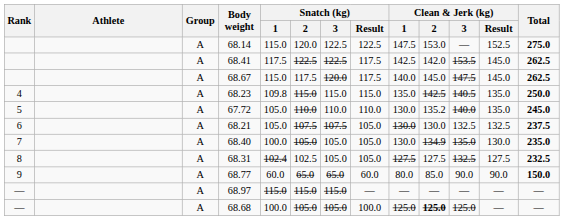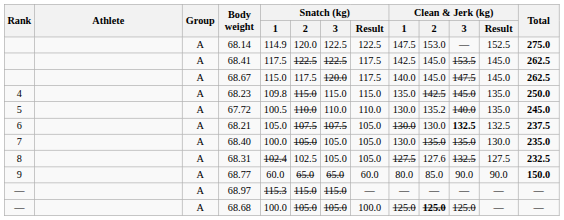(275, 45) 115.0 -> (275, 45) 114.9
(434, 61) 142.0 -> (434, 61) 145.0
(464, 93) 140.5 -> (464, 93) 145.0
(275, 110) 105.0 -> (275, 110) 100.5
(464, 126) normal -> (464, 126) bold
(434, 142) 134.9 -> (434, 142) 135.0
(434, 158) 127.5 -> (434, 158) 127.6
(275, 191) 115.0 -> (275, 191) 115.3
